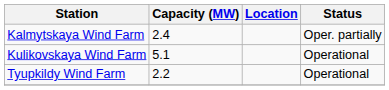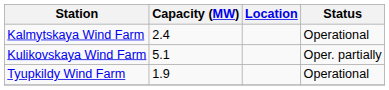(343, 34) Oper. partially -> (336, 34) Operational
(336, 54) Operational -> (343, 54) Oper. partially
(161, 74) 2.2 -> (161, 74) 1.9
